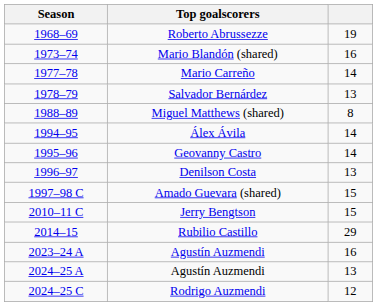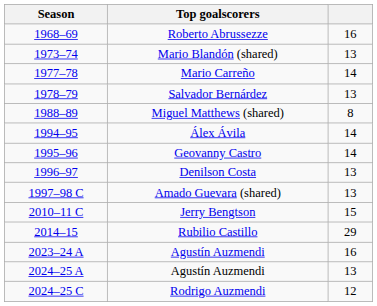(350, 34) 19 -> (350, 34) 16
(350, 53) 16 -> (350, 53) 13
(350, 192) 15 -> (350, 192) 13
